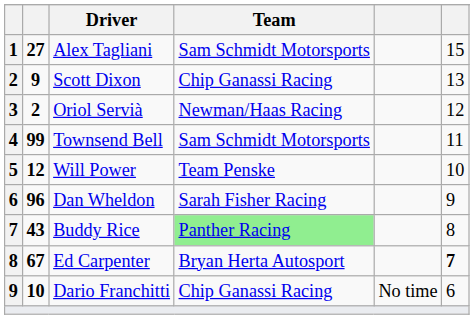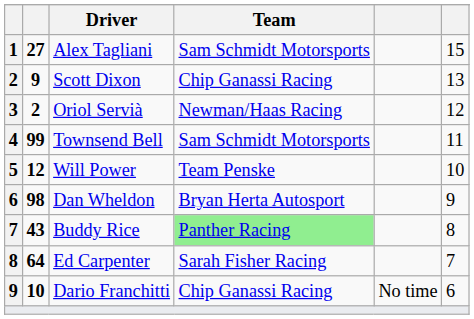(36, 200) 96 -> (36, 200) 98
(252, 200) Sarah Fisher Racing -> (262, 200) Bryan Herta Autosport
(36, 260) 67 -> (36, 260) 64
(262, 260) Bryan Herta Autosport -> (252, 260) Sarah Fisher Racing
(451, 260) bold -> (451, 260) normal
